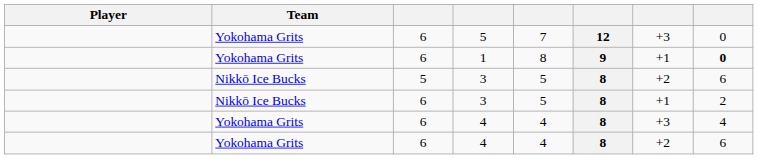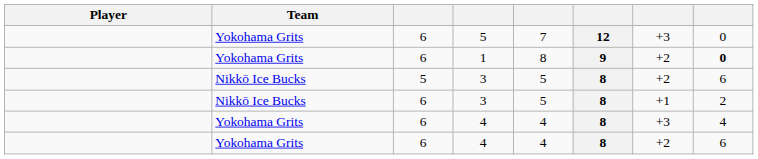(663, 57) +1 -> (663, 57) +2
